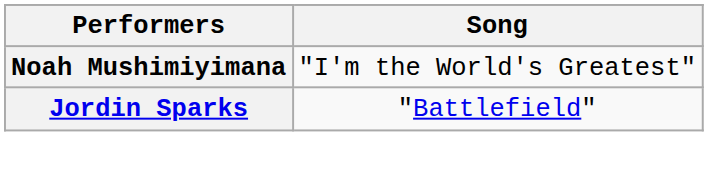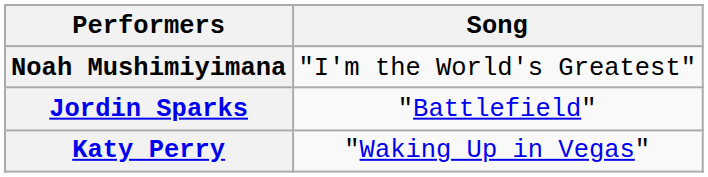+ row: (149, 150)
